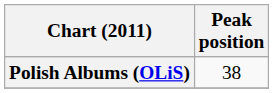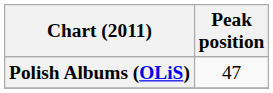(232, 72) 38 -> (232, 72) 47
